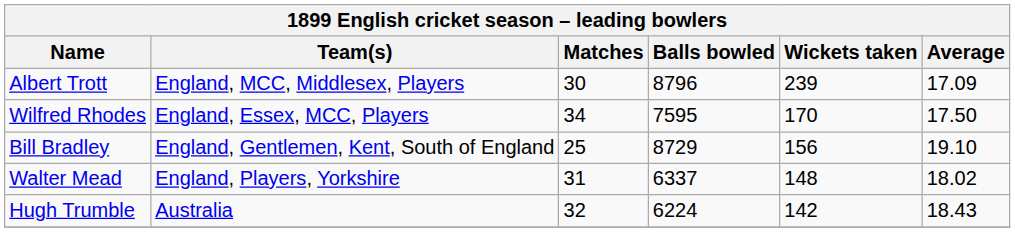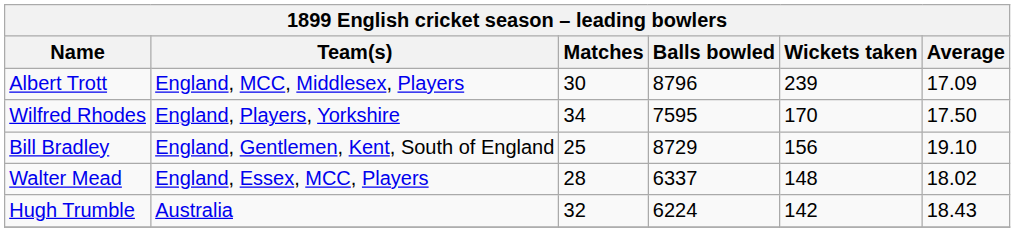(292, 115) England, Essex, MCC, Players -> (277, 115) England, Players, Yorkshire
(277, 178) England, Players, Yorkshire -> (292, 178) England, Essex, MCC, Players
(575, 178) 31 -> (575, 178) 28
